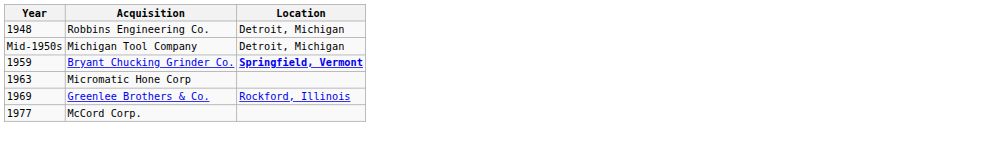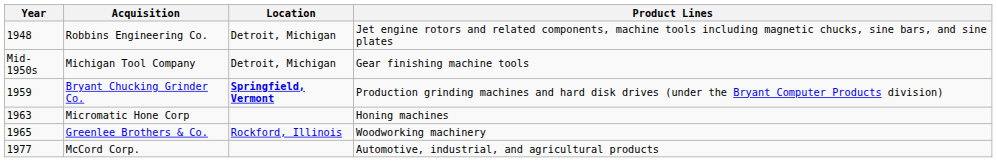+ column: (673, 13)
(19, 96) 1969 -> (19, 132) 1965
